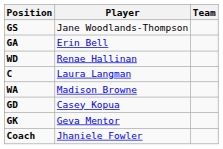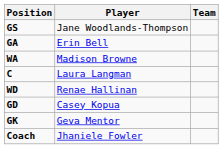rows swapped: (12, 89) <-> (12, 58)
